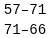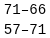rows swapped: (25, 10) <-> (25, 31)
